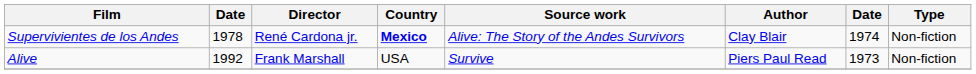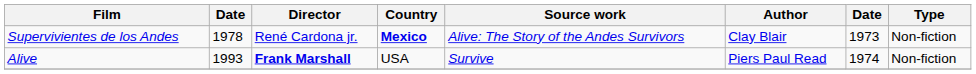(864, 36) 1974 -> (864, 36) 1973
(228, 58) 1992 -> (228, 58) 1993
(300, 58) normal -> (303, 58) bold
(864, 58) 1973 -> (864, 58) 1974
